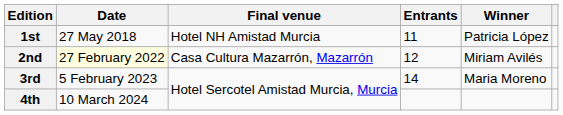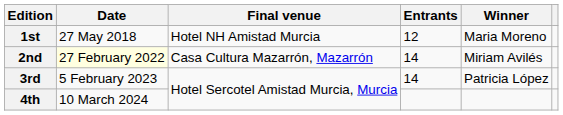(410, 36) 11 -> (411, 36) 12
(506, 36) Patricia López -> (505, 36) Maria Moreno
(411, 58) 12 -> (411, 58) 14
(505, 79) Maria Moreno -> (506, 79) Patricia López
